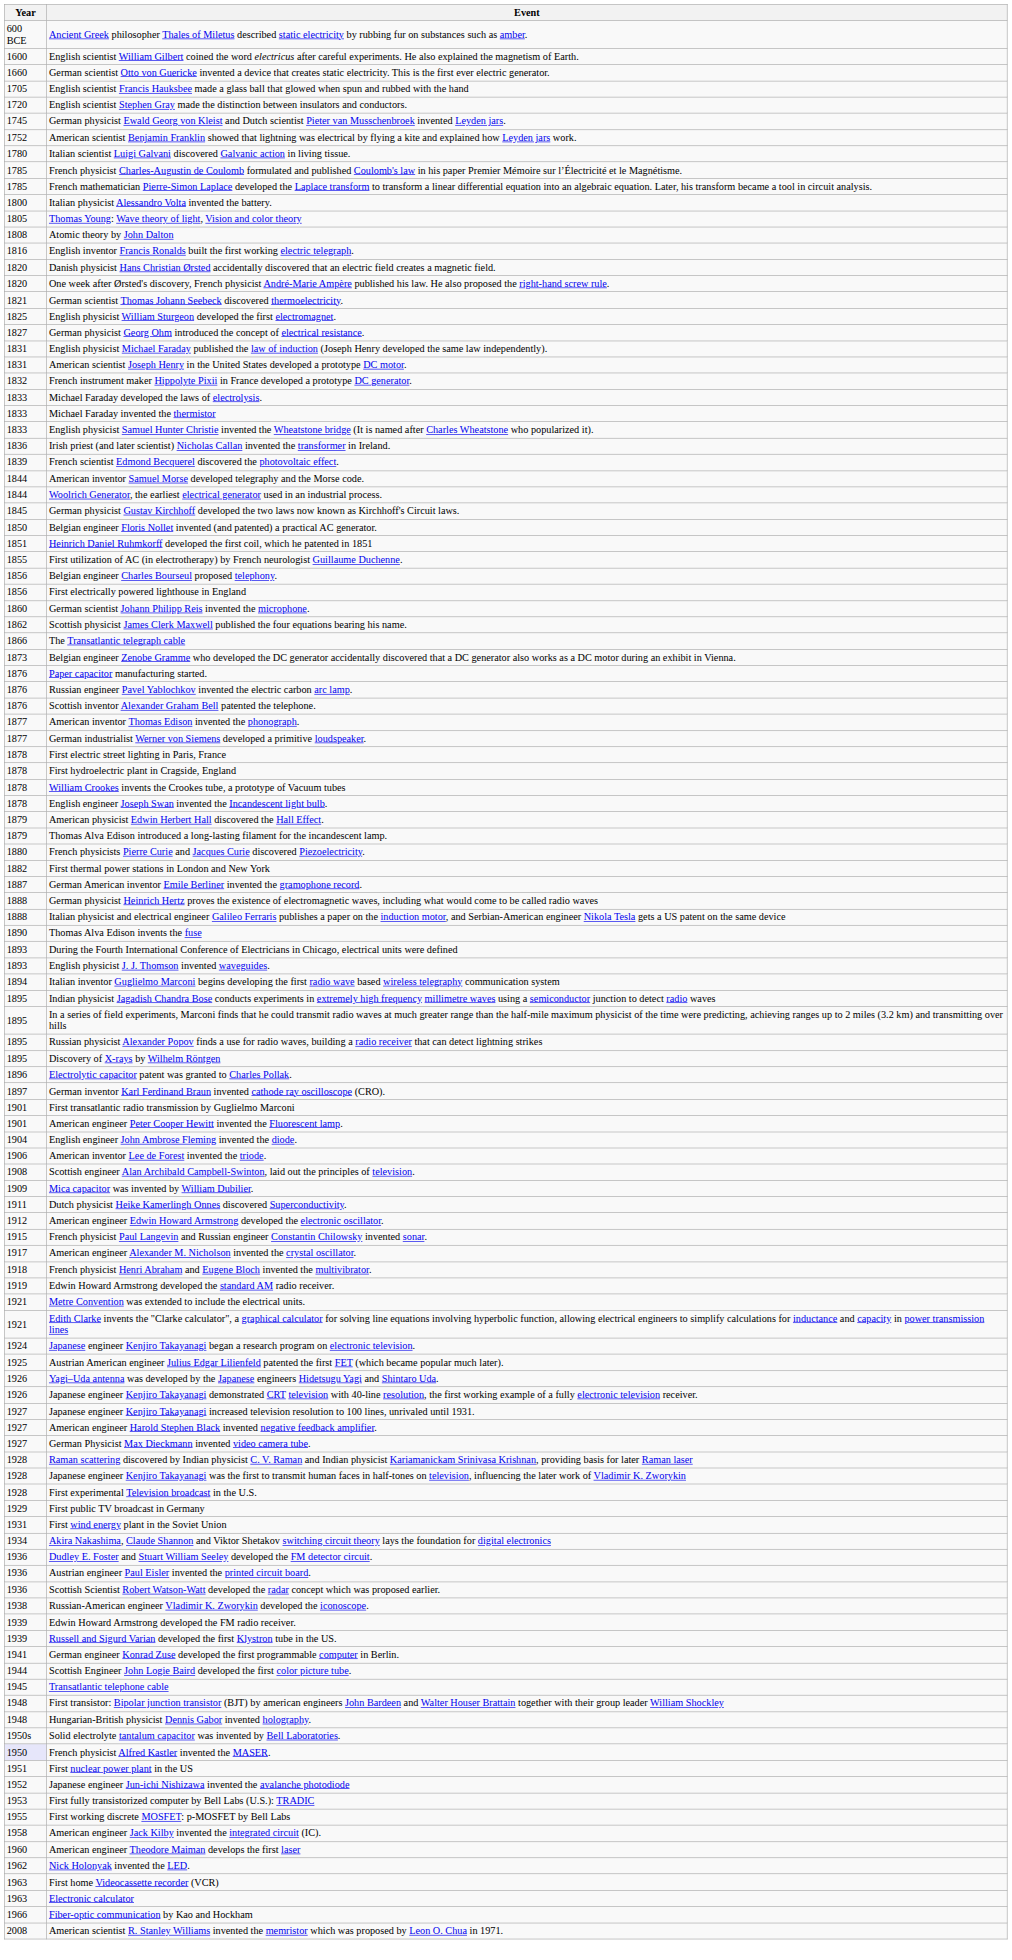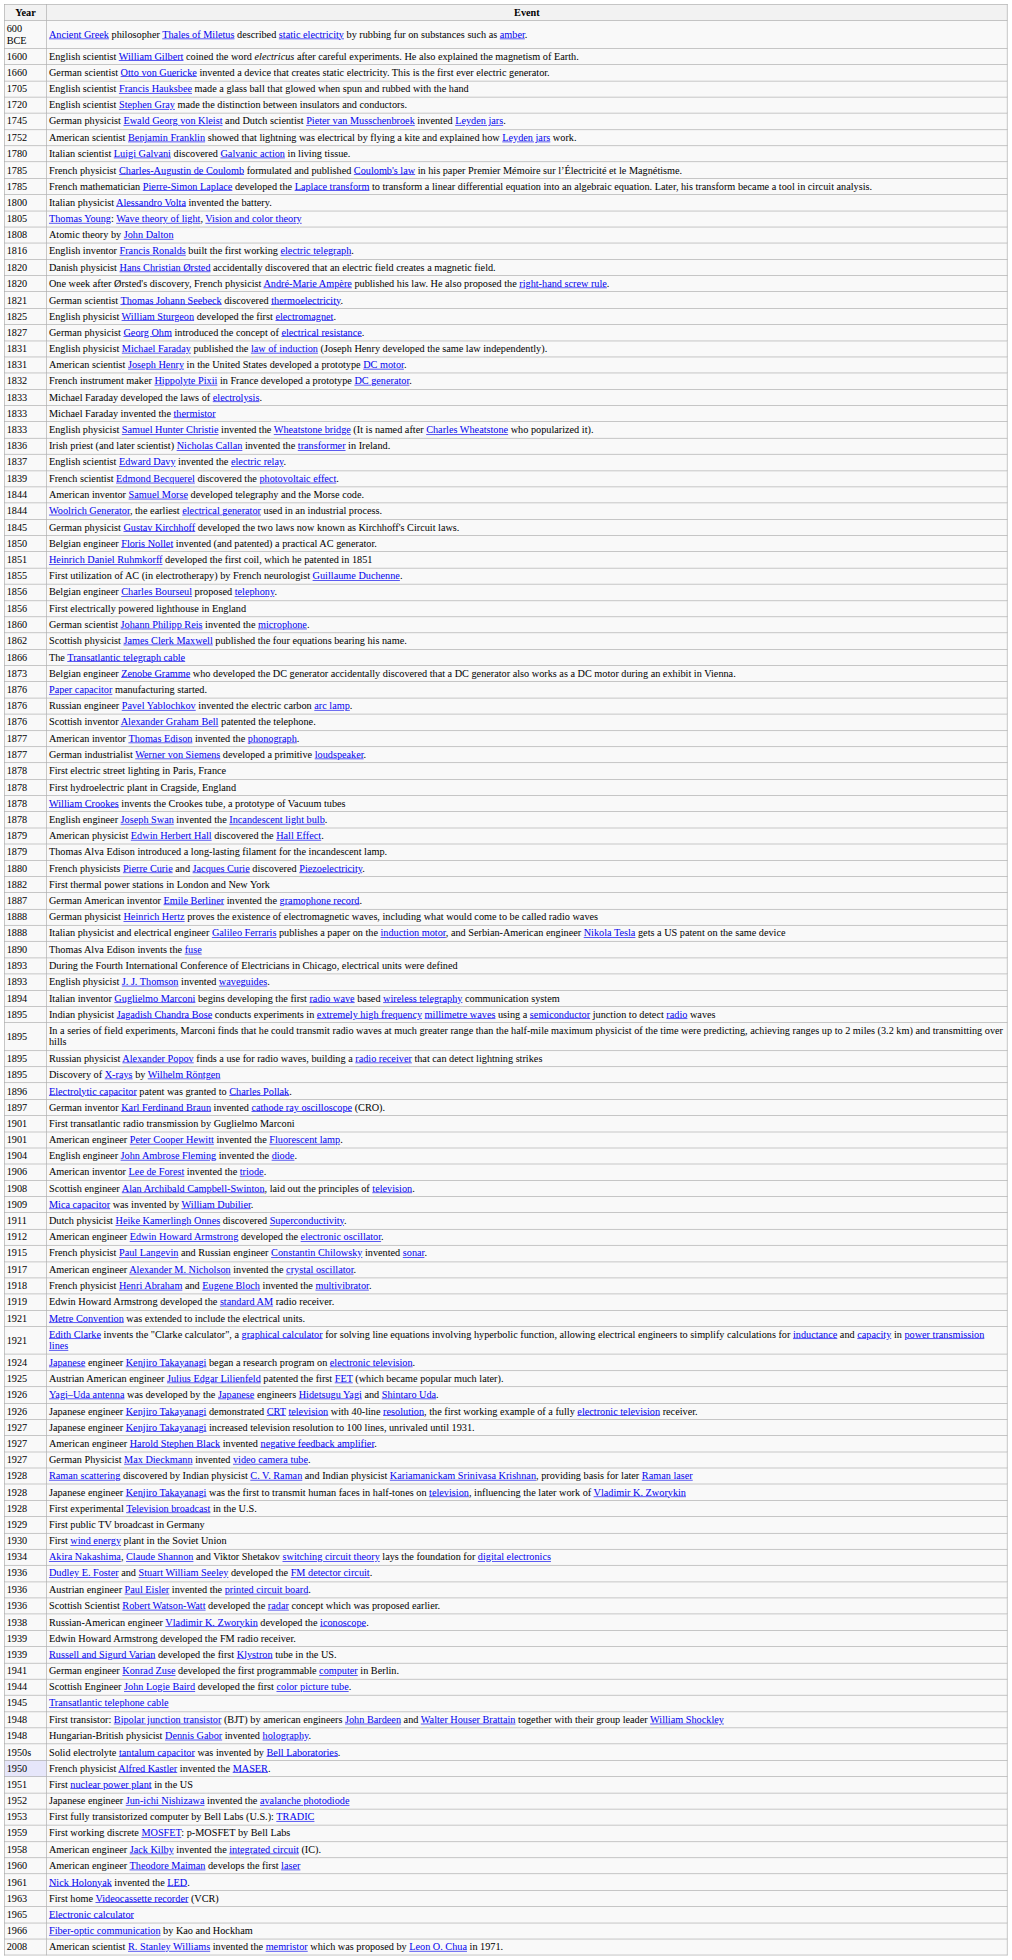+ row: (167, 462)
(17, 1525) 1931 -> (17, 1541) 1930
(17, 1817) 1955 -> (17, 1833) 1959
(17, 1866) 1962 -> (17, 1882) 1961
(17, 1898) 1963 -> (17, 1914) 1965
